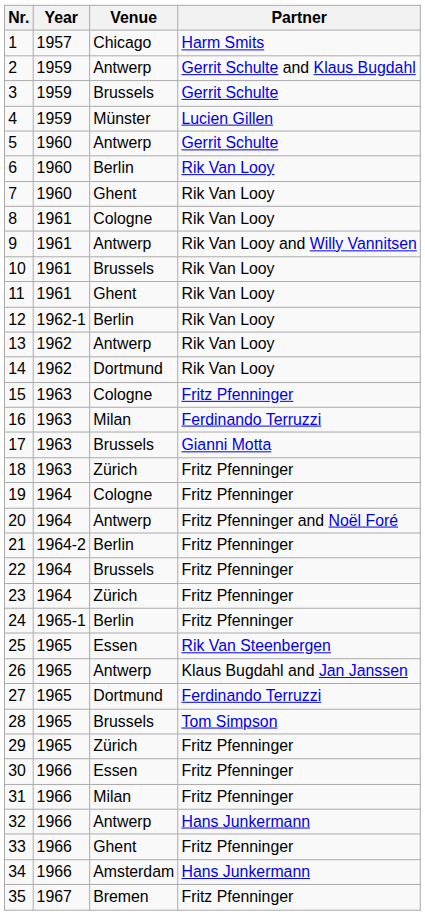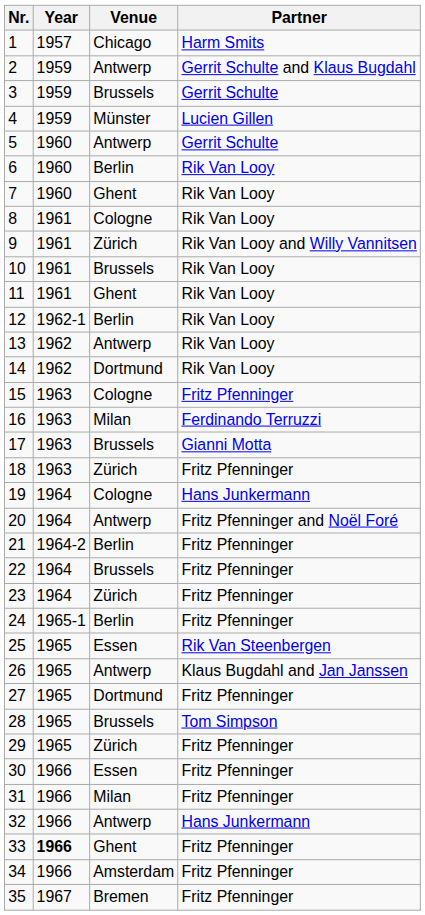(122, 243) Antwerp -> (115, 243) Zürich
(237, 495) Fritz Pfenninger -> (246, 495) Hans Junkermann
(251, 696) Ferdinando Terruzzi -> (237, 696) Fritz Pfenninger
(54, 846) normal -> (54, 846) bold
(246, 872) Hans Junkermann -> (237, 872) Fritz Pfenninger
